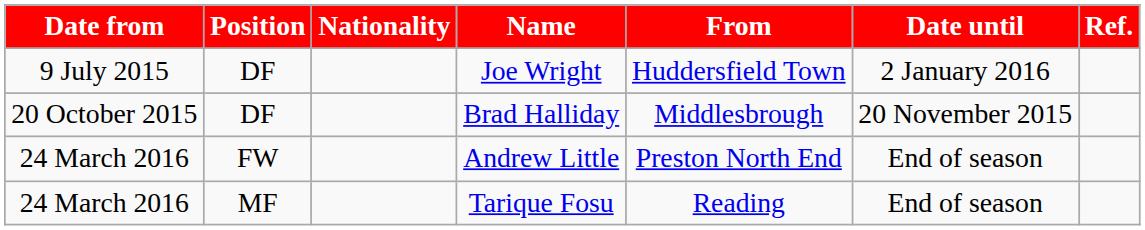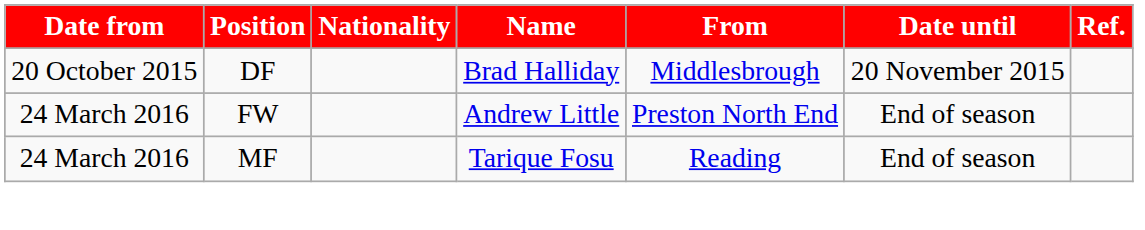- row: (541, 70)
